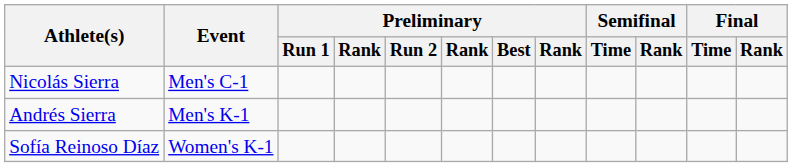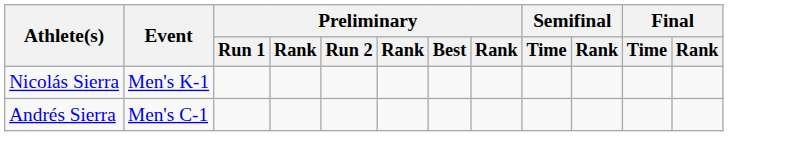(208, 82) Men's C-1 -> (169, 82) Men's K-1
(209, 114) Men's K-1 -> (168, 114) Men's C-1
- row: (84, 146)
